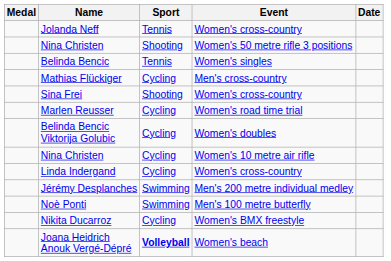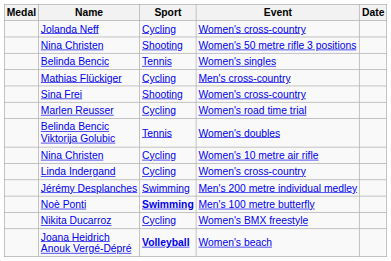(157, 29) Tennis -> (159, 29) Cycling
(159, 133) Cycling -> (157, 133) Tennis
(166, 204) normal -> (168, 204) bold
